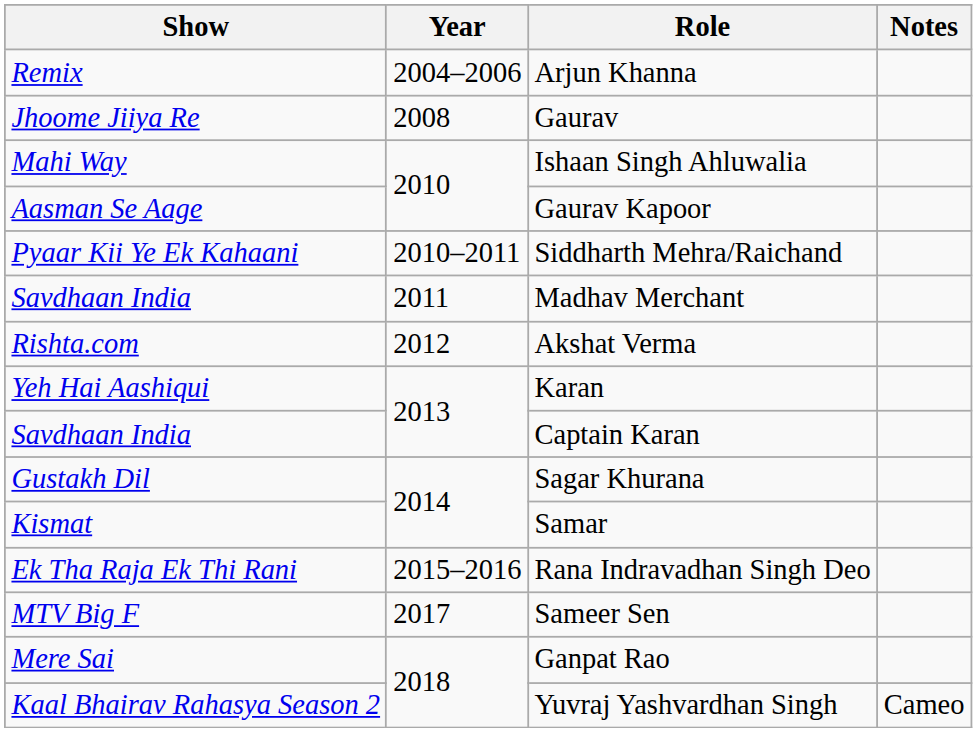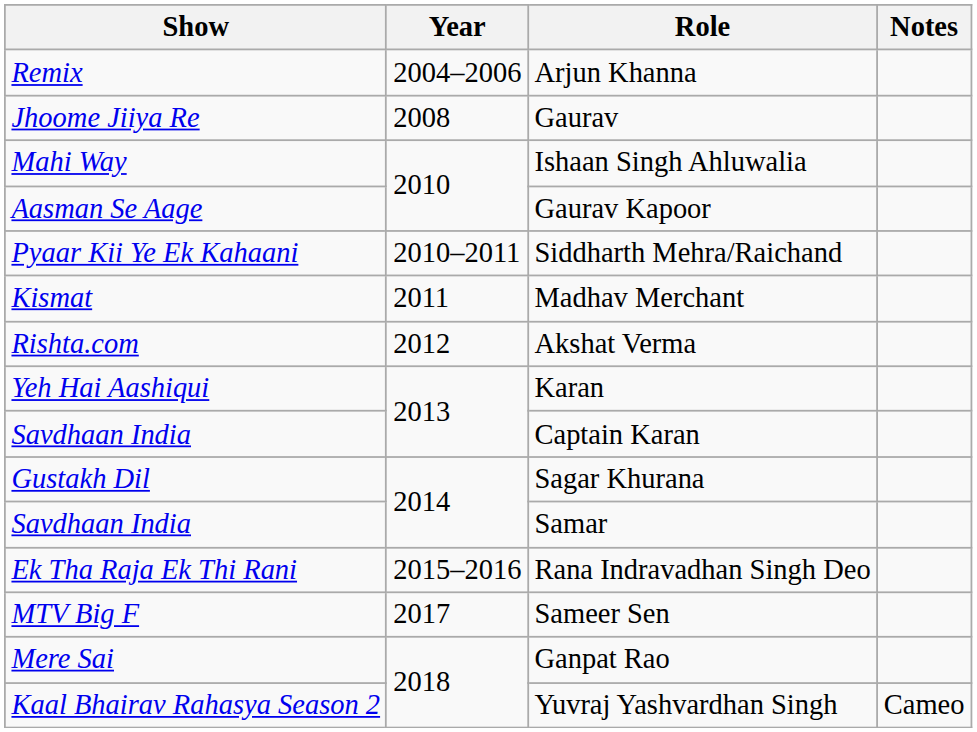(101, 298) Savdhaan India -> (52, 298) Kismat
(52, 523) Kismat -> (101, 523) Savdhaan India
